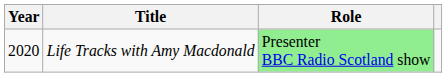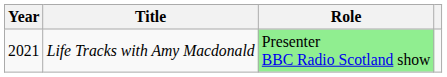(24, 50) 2020 -> (24, 50) 2021
